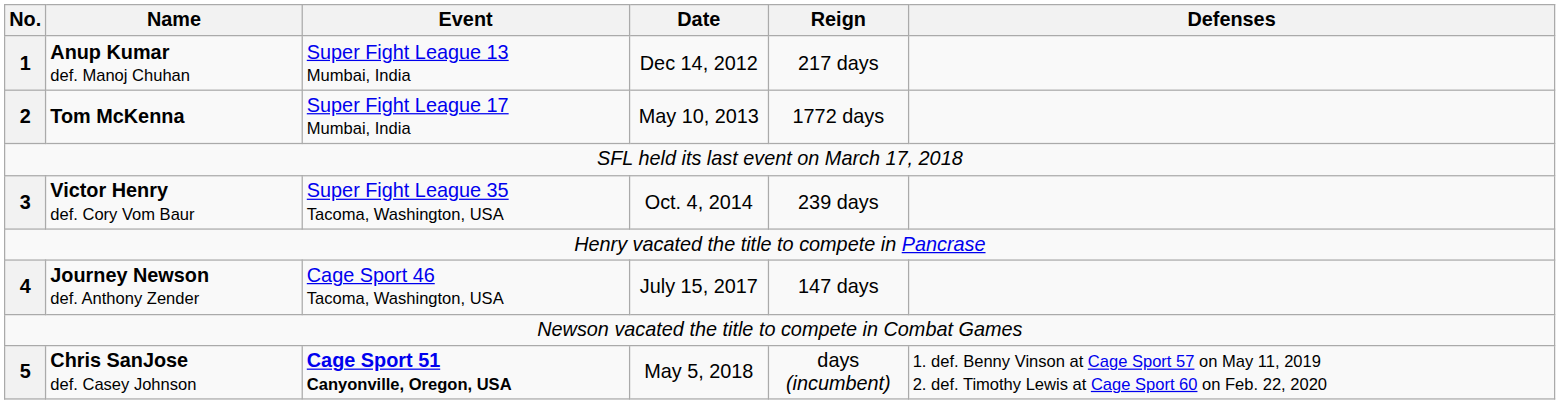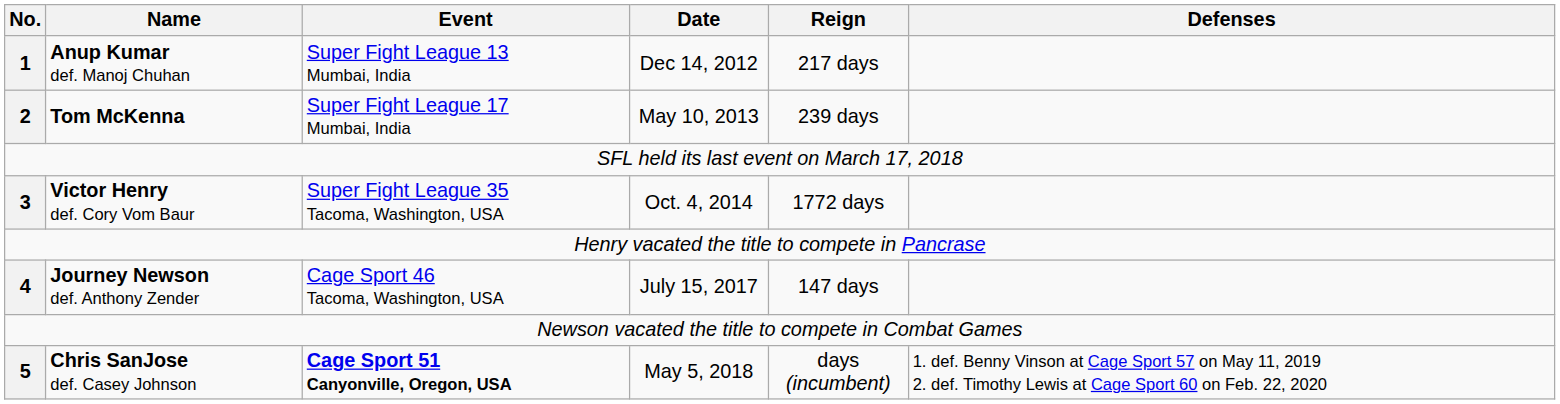(838, 116) 1772 days -> (838, 116) 239 days
(838, 201) 239 days -> (838, 201) 1772 days
